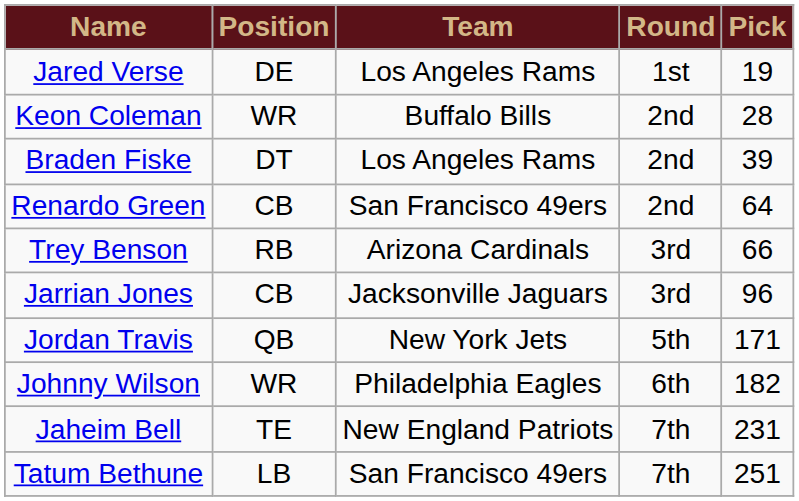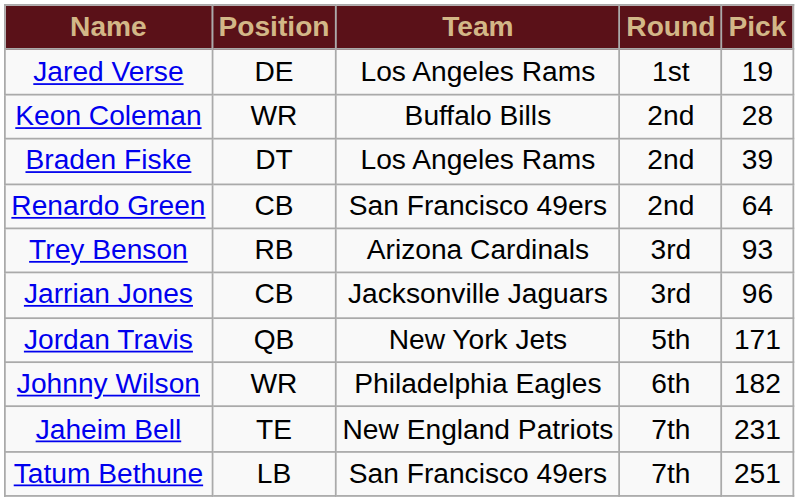(757, 250) 66 -> (757, 250) 93
